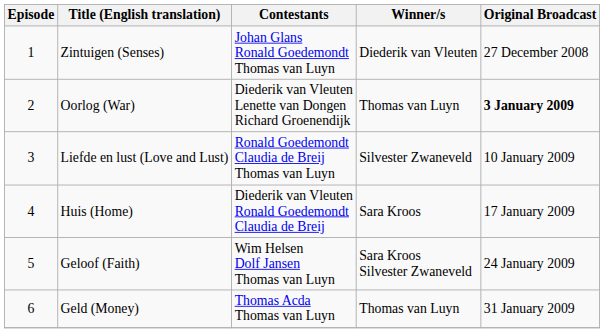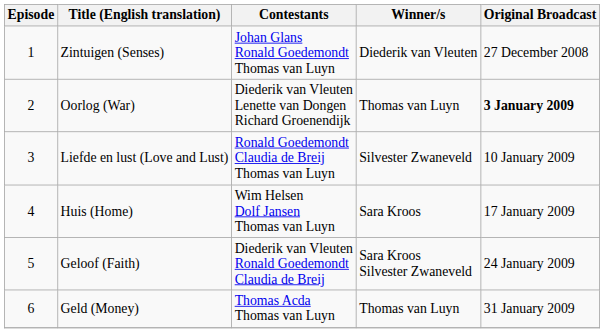(294, 211) Diederik van Vleuten Ronald Goedemondt Claudia de Breij -> (285, 211) Wim Helsen Dolf Jansen Thomas van Luyn
(285, 263) Wim Helsen Dolf Jansen Thomas van Luyn -> (294, 263) Diederik van Vleuten Ronald Goedemondt Claudia de Breij
